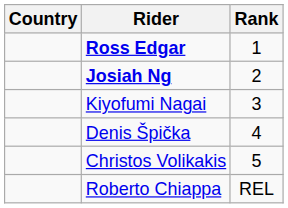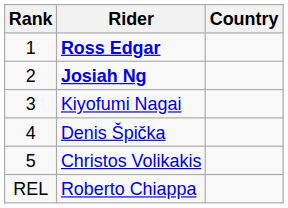columns swapped: (256, 19) <-> (43, 19)
